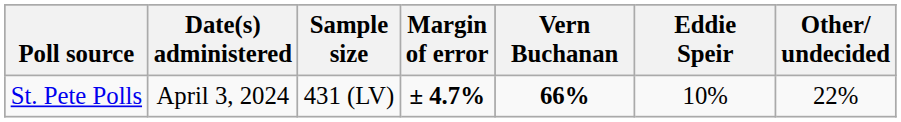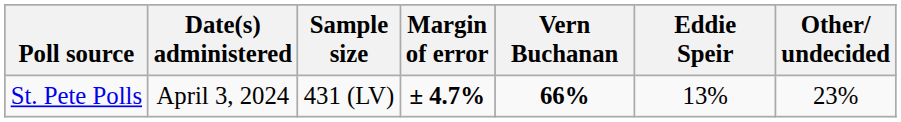(705, 95) 10% -> (705, 95) 13%
(836, 95) 22% -> (836, 95) 23%
